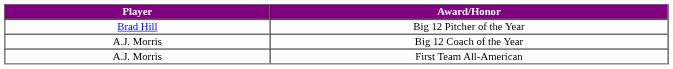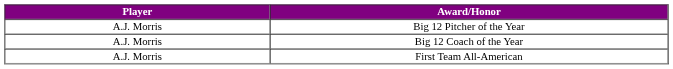(137, 26) Brad Hill -> (137, 26) A.J. Morris
